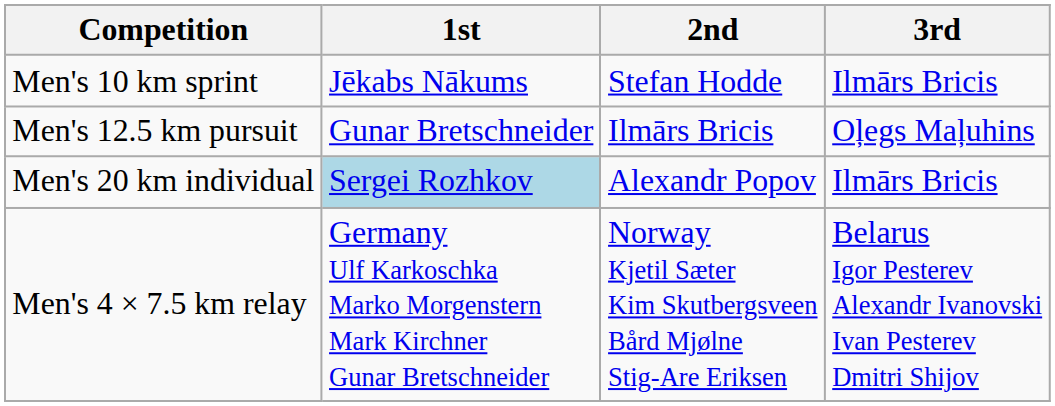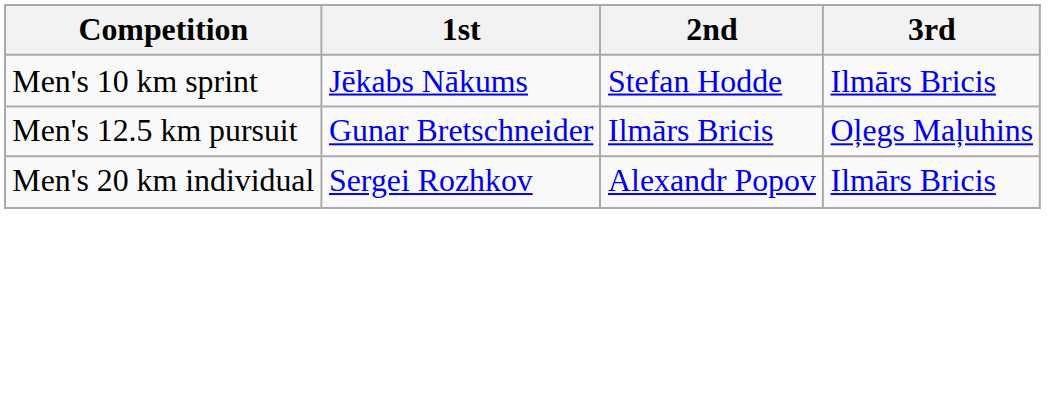(431, 181) lightblue background -> (431, 181) no background
- row: (159, 303)
